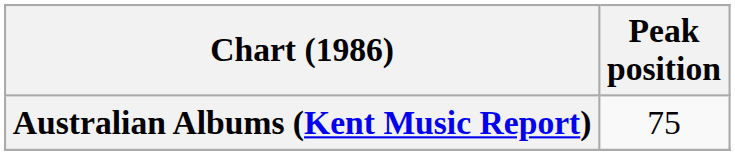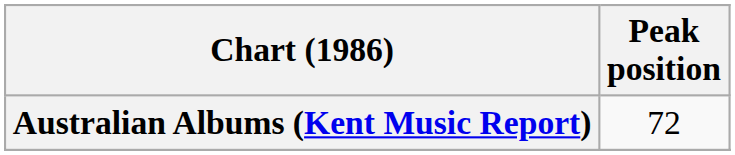(664, 122) 75 -> (664, 122) 72
